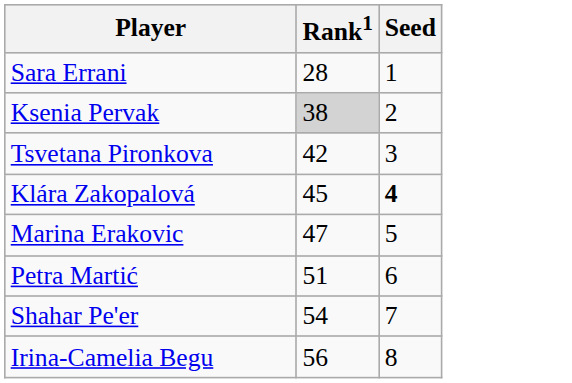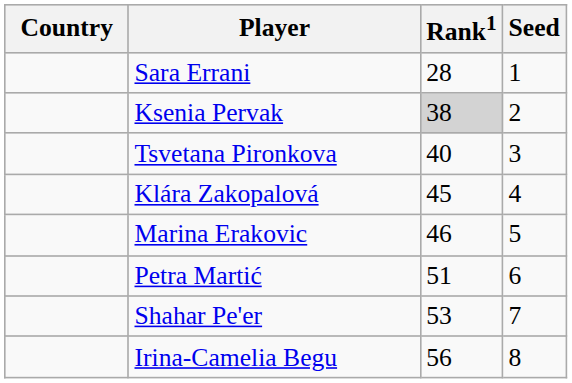+ column: (67, 28)
(315, 153) 42 -> (439, 153) 40
(391, 194) bold -> (515, 194) normal
(315, 234) 47 -> (439, 234) 46
(315, 315) 54 -> (439, 315) 53
